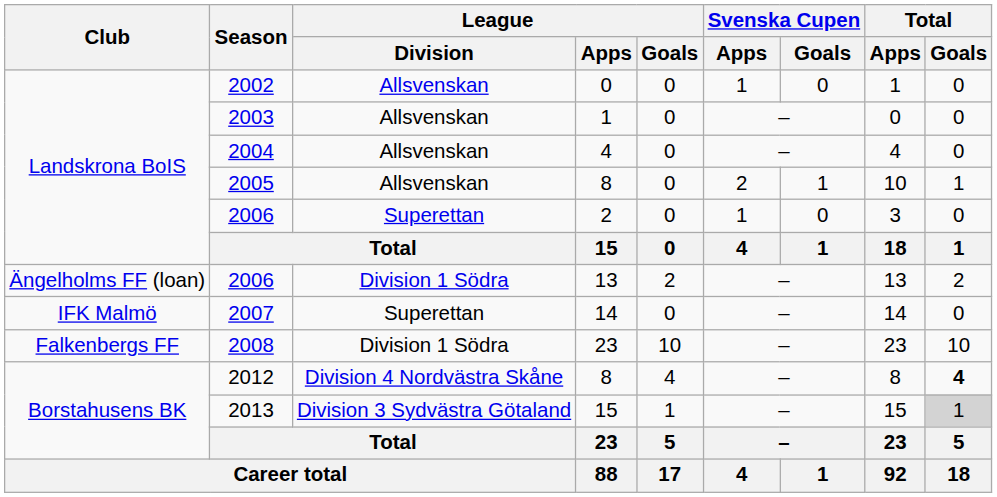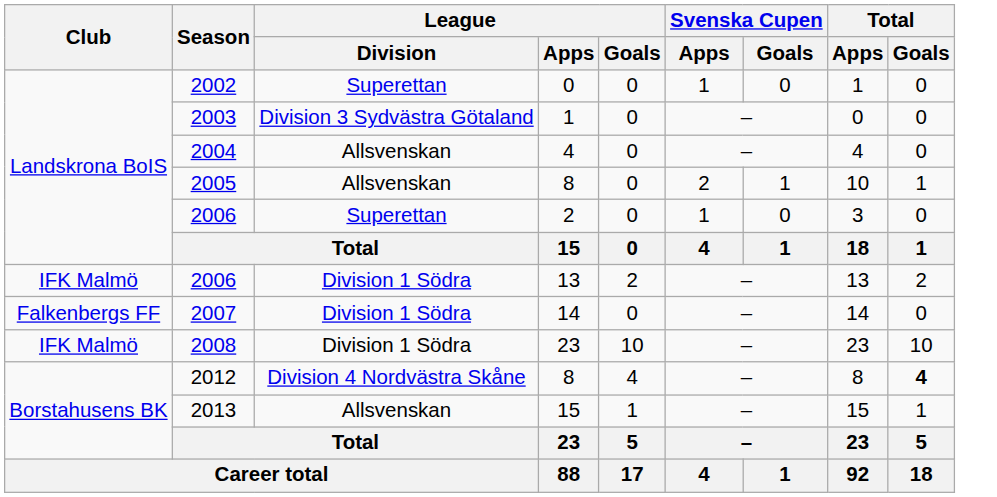(434, 85) Allsvenskan -> (396, 85) Superettan
(434, 118) Allsvenskan -> (397, 118) Division 3 Sydvästra Götaland
(107, 280) Ängelholms FF (loan) -> (88, 280) IFK Malmö
(107, 313) IFK Malmö -> (88, 313) Falkenbergs FF
(434, 313) Superettan -> (396, 313) Division 1 Södra
(107, 345) Falkenbergs FF -> (88, 345) IFK Malmö
(434, 410) Division 3 Sydvästra Götaland -> (396, 410) Allsvenskan
(959, 410) lightgrey background -> (921, 410) no background
